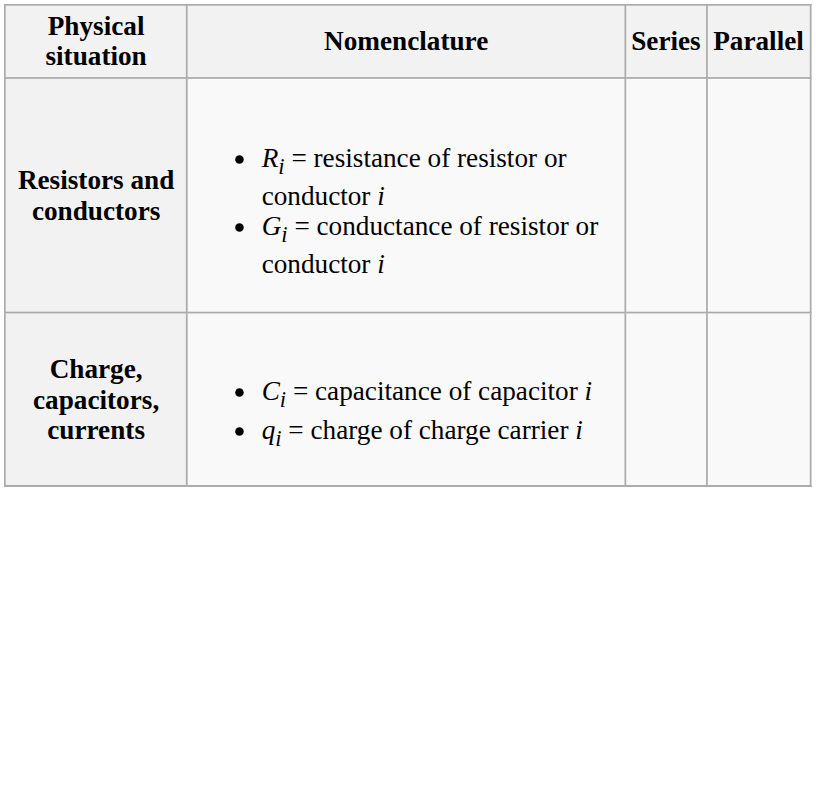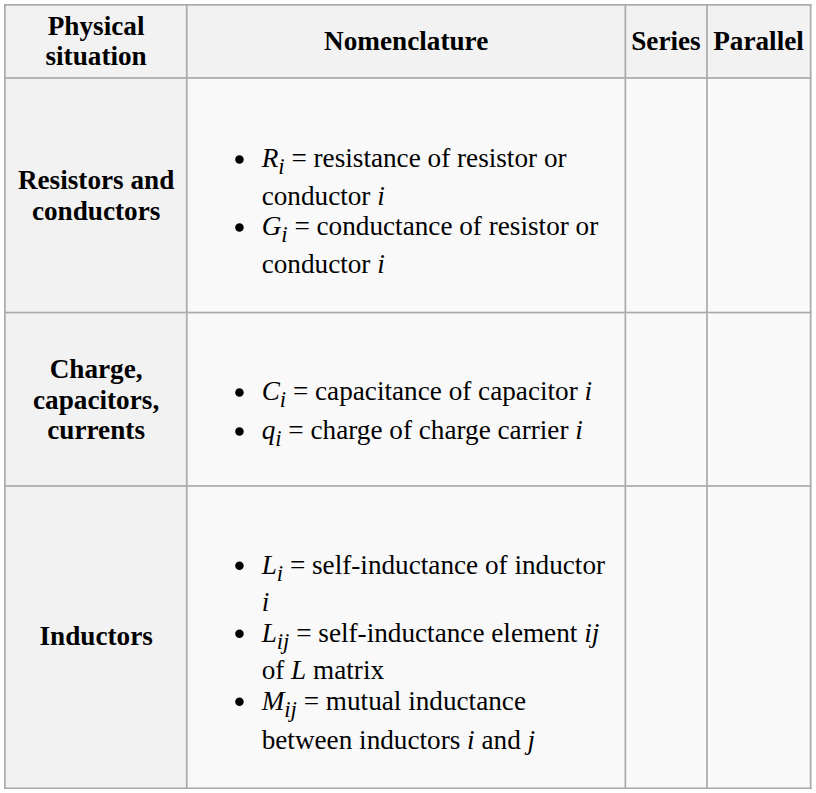+ row: (96, 636)
